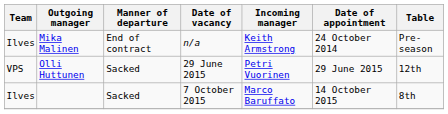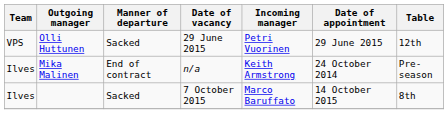rows swapped: (59, 43) <-> (62, 69)
